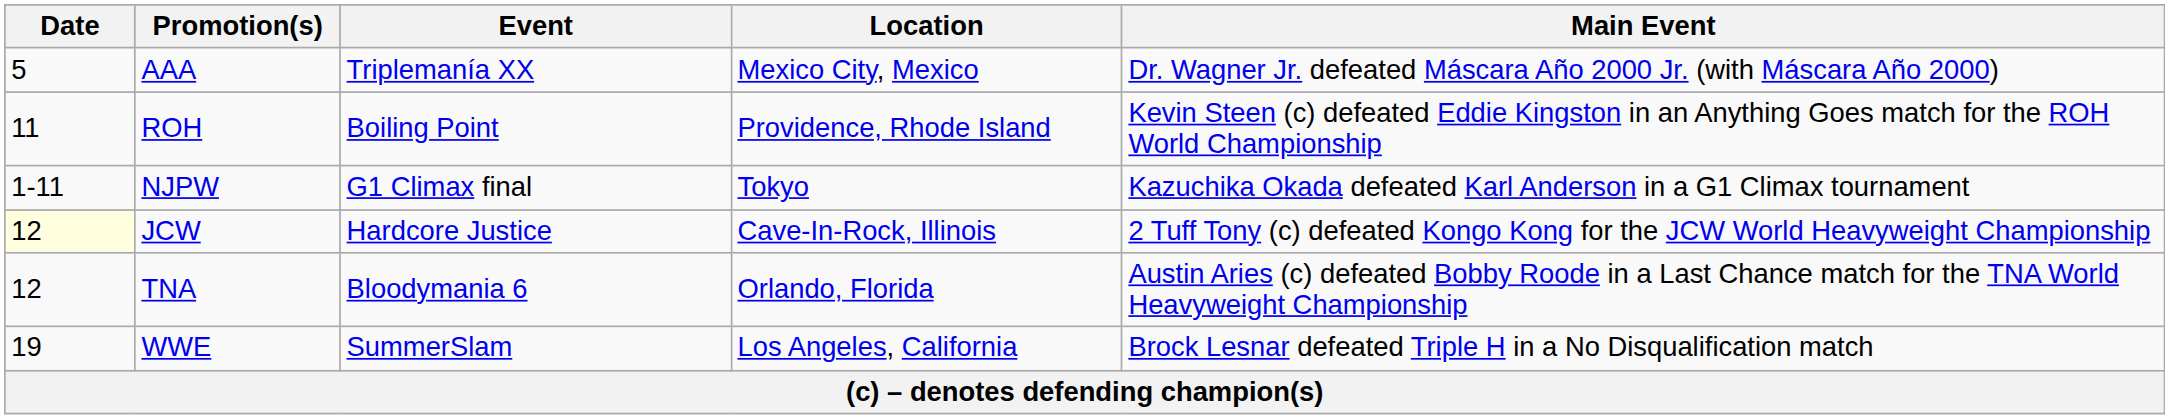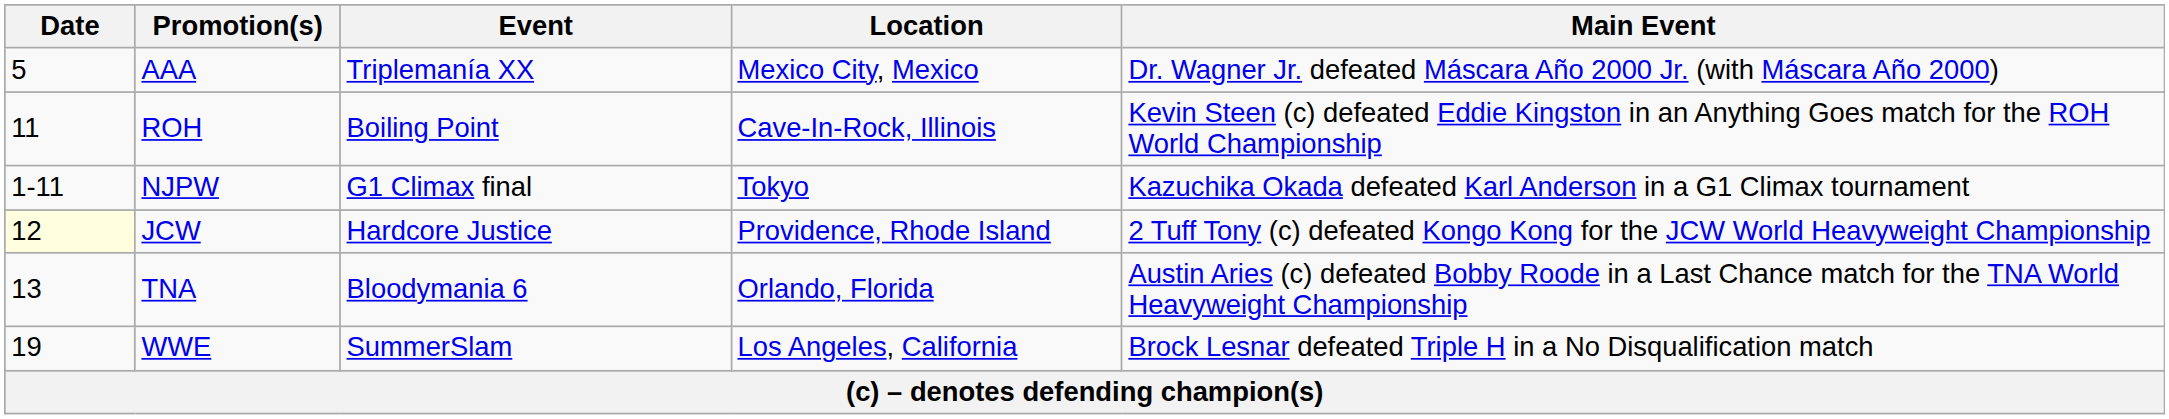(894, 128) Providence, Rhode Island -> (867, 128) Cave-In-Rock, Illinois
(867, 230) Cave-In-Rock, Illinois -> (894, 230) Providence, Rhode Island
(26, 289) 12 -> (26, 289) 13
